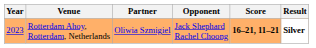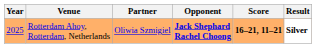(15, 31) 2023 -> (15, 31) 2025
(201, 31) normal -> (203, 31) bold
